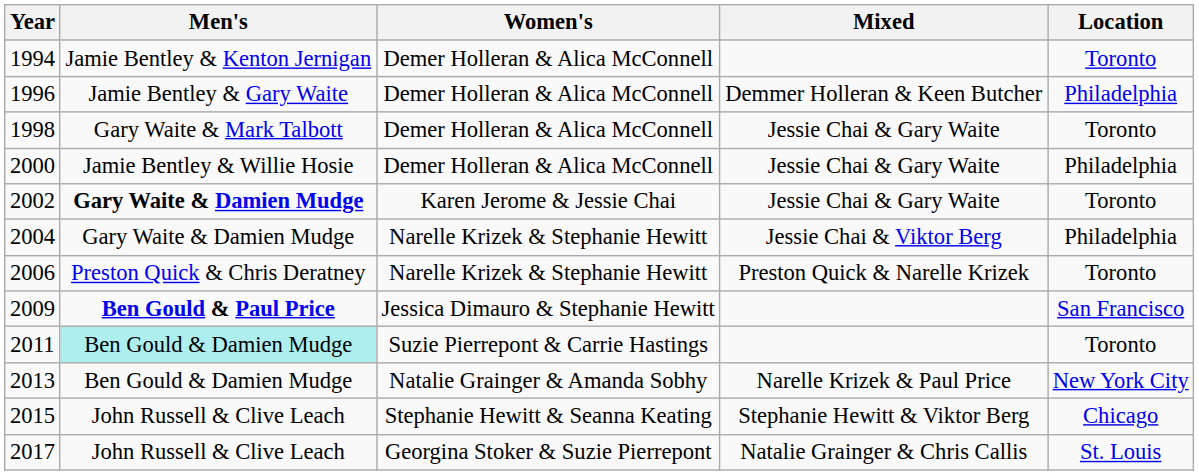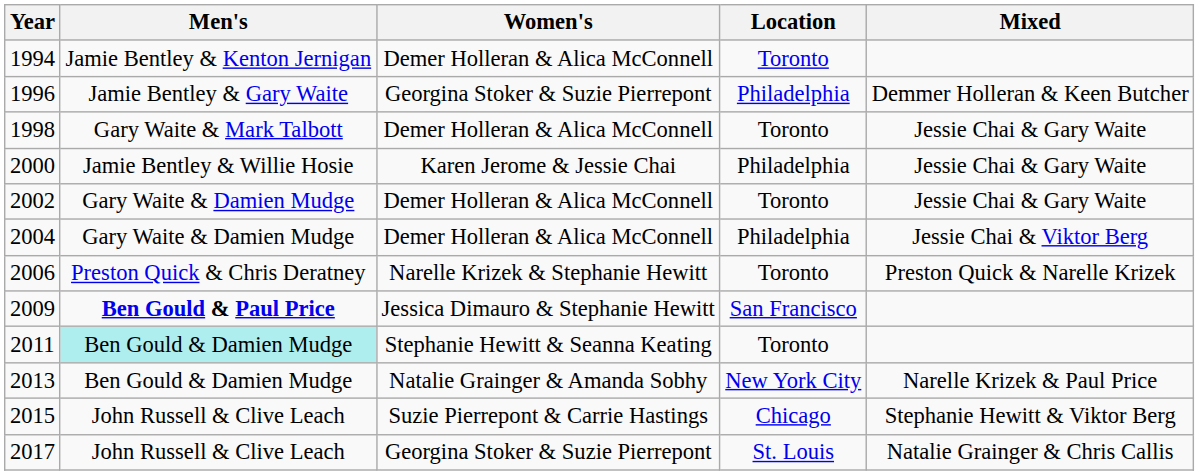columns swapped: (884, 22) <-> (1121, 22)
(548, 93) Demer Holleran & Alica McConnell -> (548, 93) Georgina Stoker & Suzie Pierrepont
(548, 165) Demer Holleran & Alica McConnell -> (548, 165) Karen Jerome & Jessie Chai
(218, 201) bold -> (218, 201) normal
(548, 201) Karen Jerome & Jessie Chai -> (548, 201) Demer Holleran & Alica McConnell
(548, 237) Narelle Krizek & Stephanie Hewitt -> (548, 237) Demer Holleran & Alica McConnell
(548, 344) Suzie Pierrepont & Carrie Hastings -> (548, 344) Stephanie Hewitt & Seanna Keating
(548, 415) Stephanie Hewitt & Seanna Keating -> (548, 415) Suzie Pierrepont & Carrie Hastings
